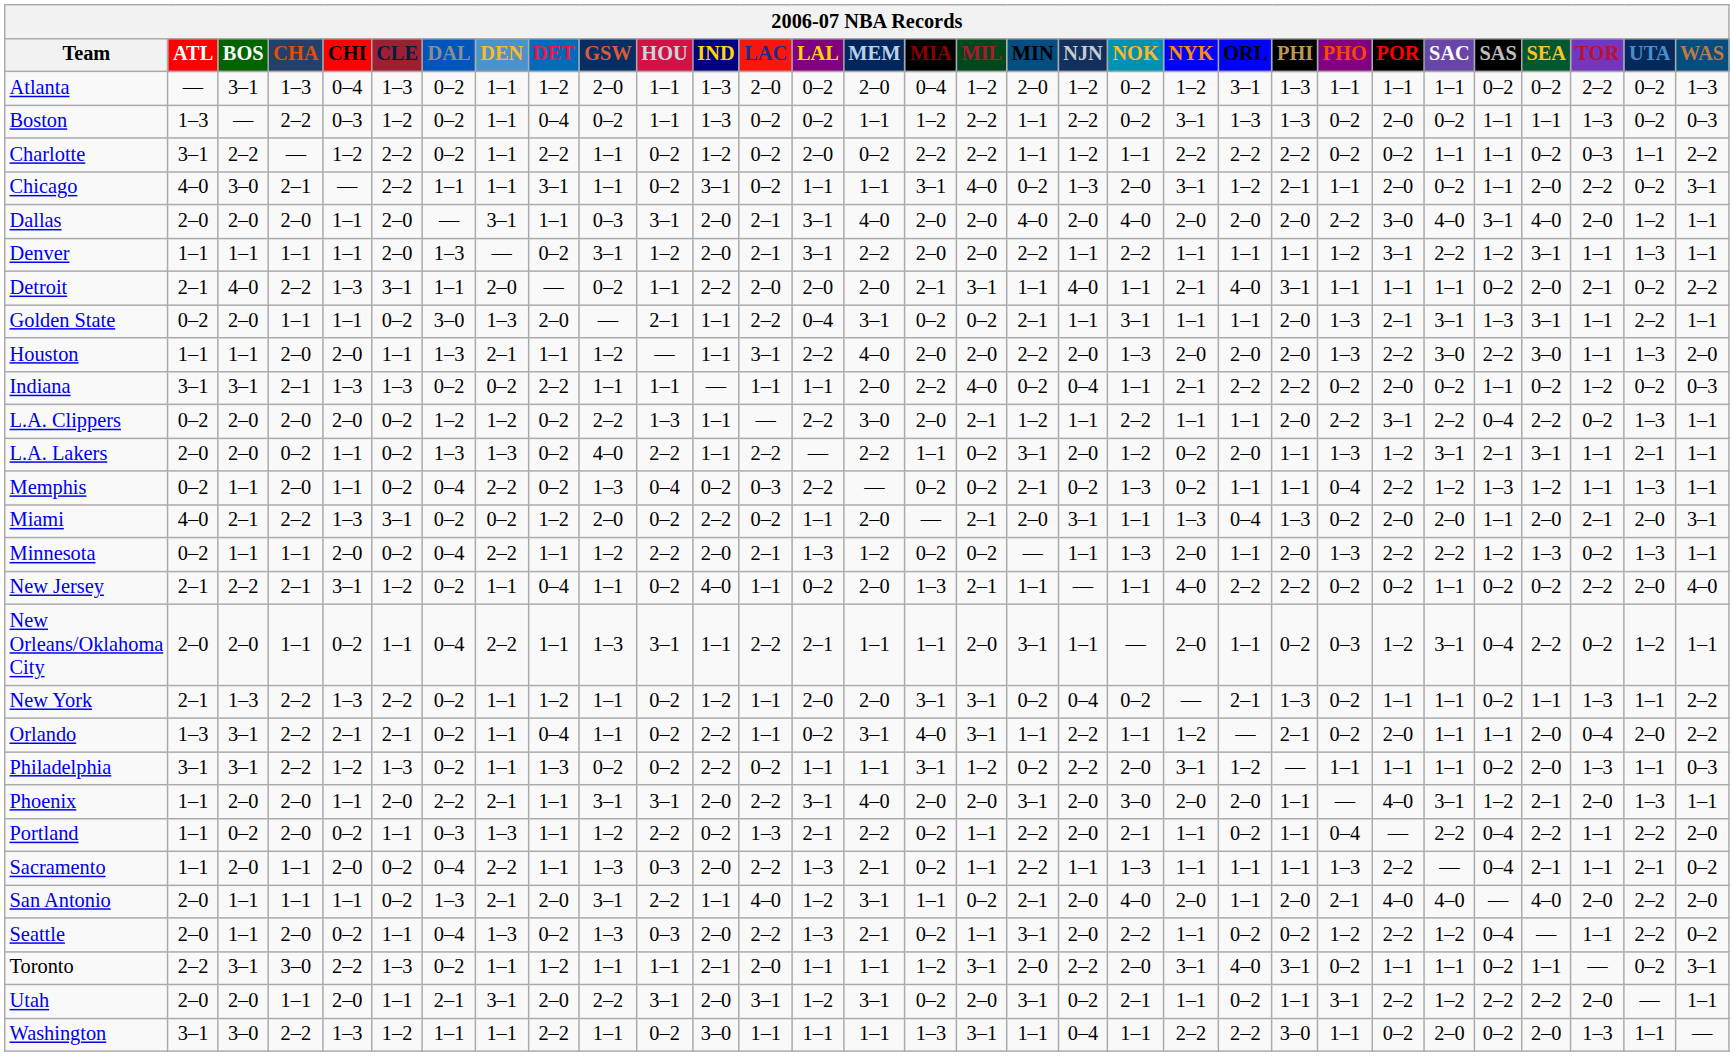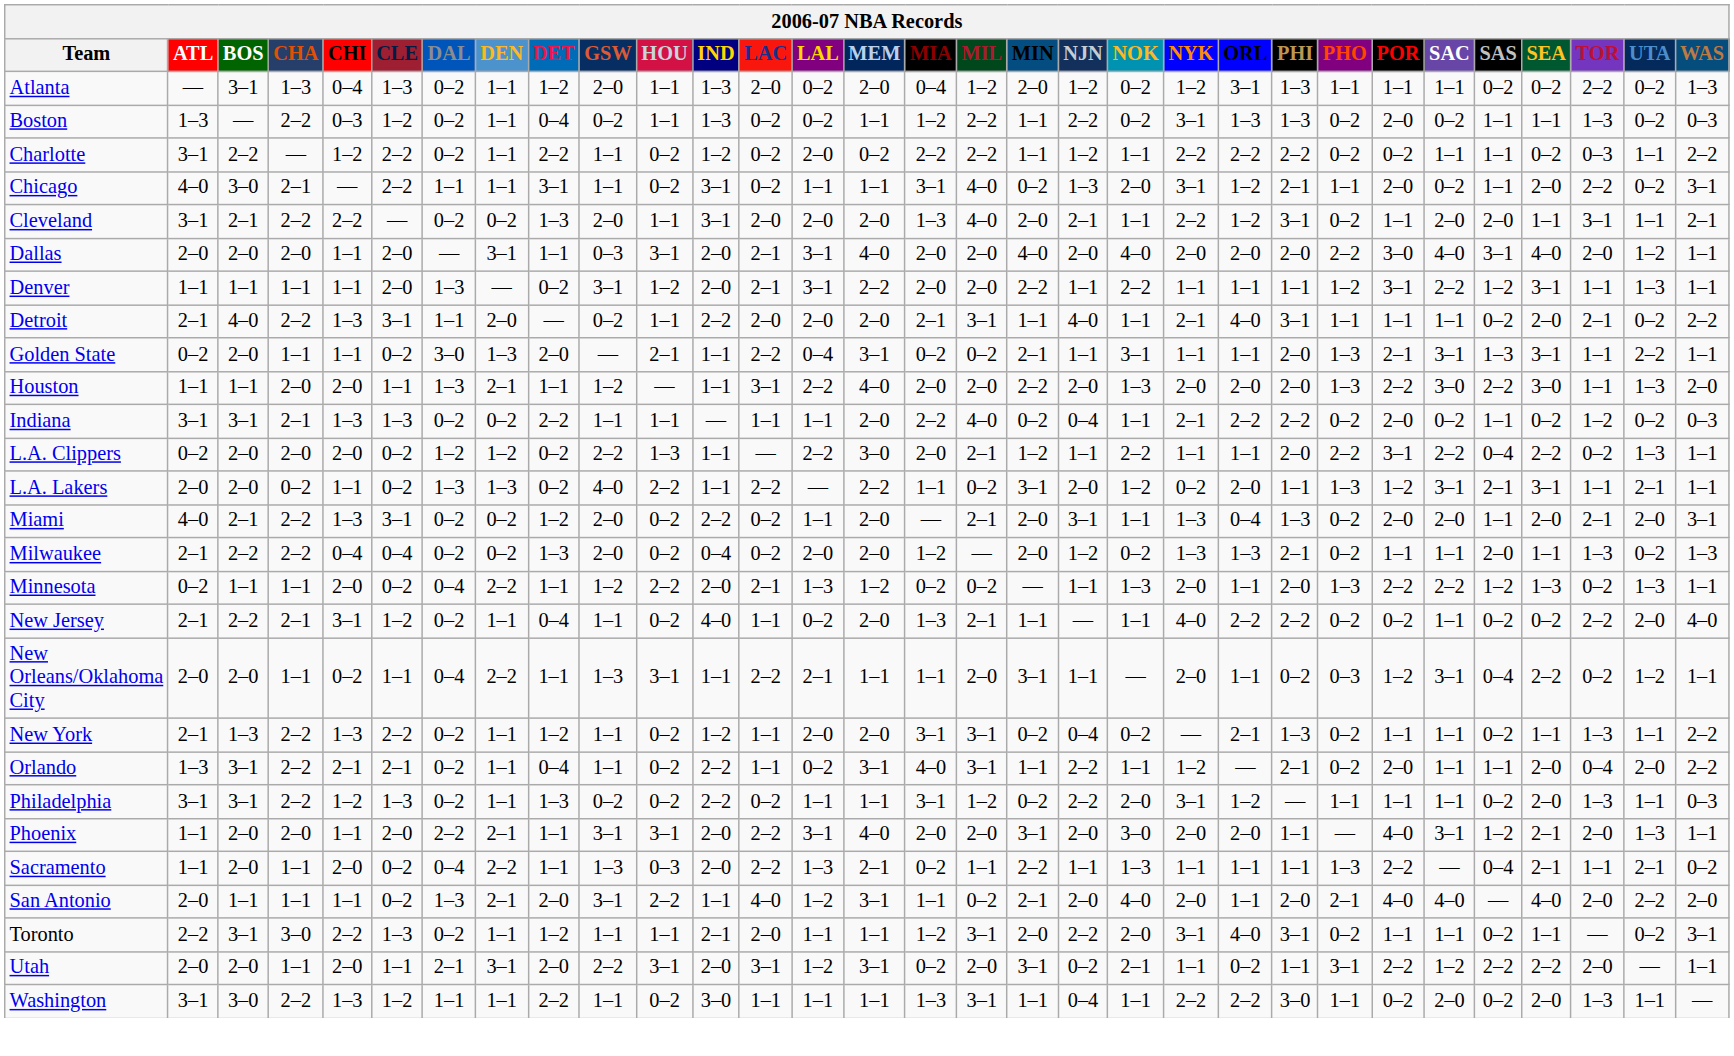+ row: (51, 220)
- row: (48, 487)
+ row: (55, 553)
- row: (44, 834)
- row: (37, 934)
